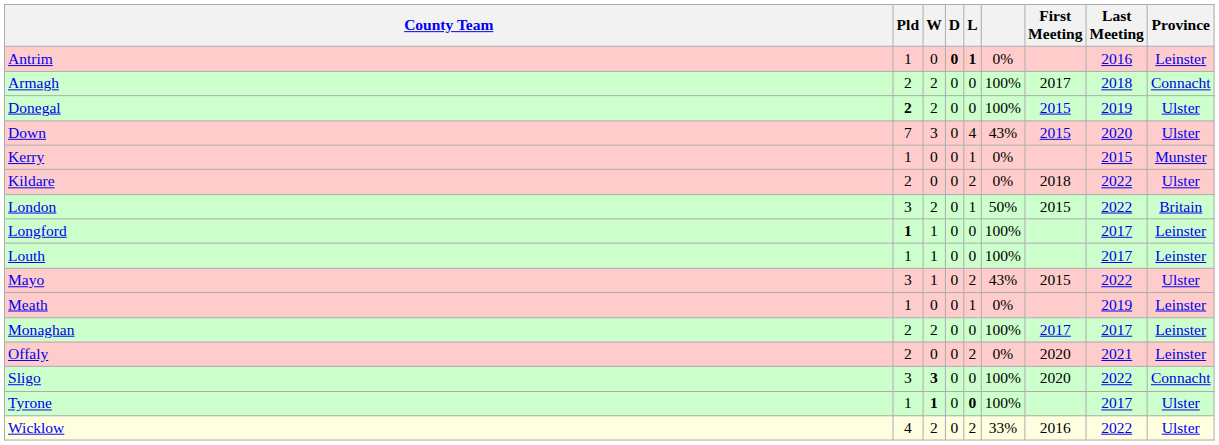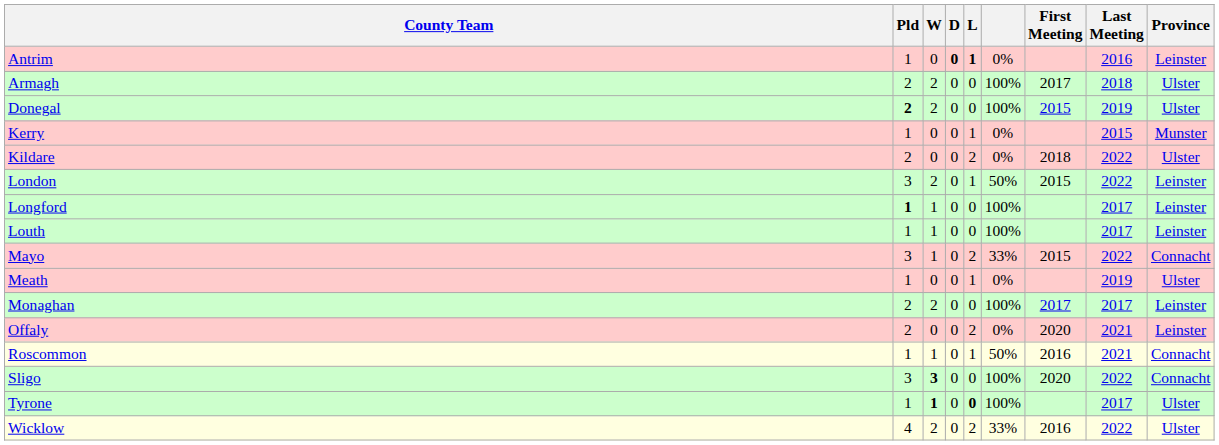(1181, 83) Connacht -> (1181, 83) Ulster
- row: (27, 132)
(1181, 206) Britain -> (1181, 181) Leinster
(1003, 280) 43% -> (1003, 255) 33%
(1181, 280) Ulster -> (1181, 255) Connacht
(1181, 305) Leinster -> (1181, 280) Ulster
+ row: (47, 354)
